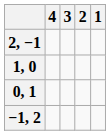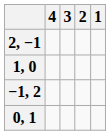rows swapped: (25, 92) <-> (25, 117)
